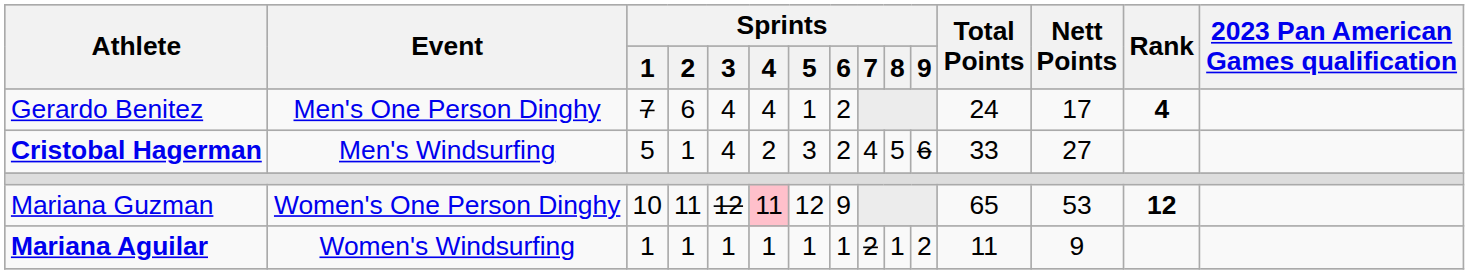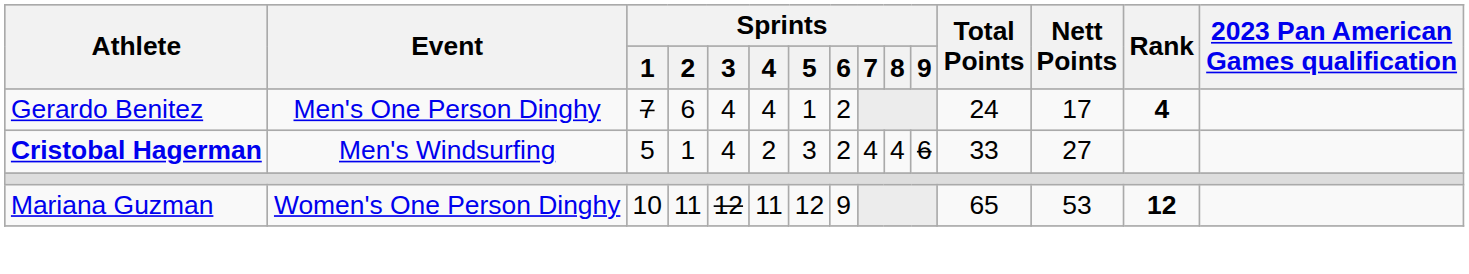(897, 151) 5 -> (897, 151) 4
(769, 205) pink background -> (769, 205) no background
- row: (109, 246)
